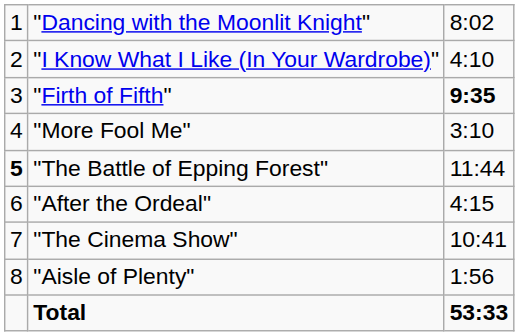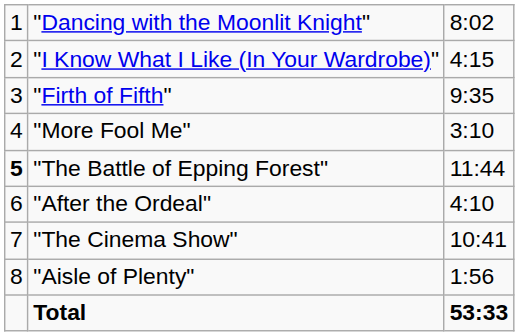(472, 58) 4:10 -> (472, 58) 4:15
(473, 95) bold -> (472, 95) normal
(472, 204) 4:15 -> (472, 204) 4:10
